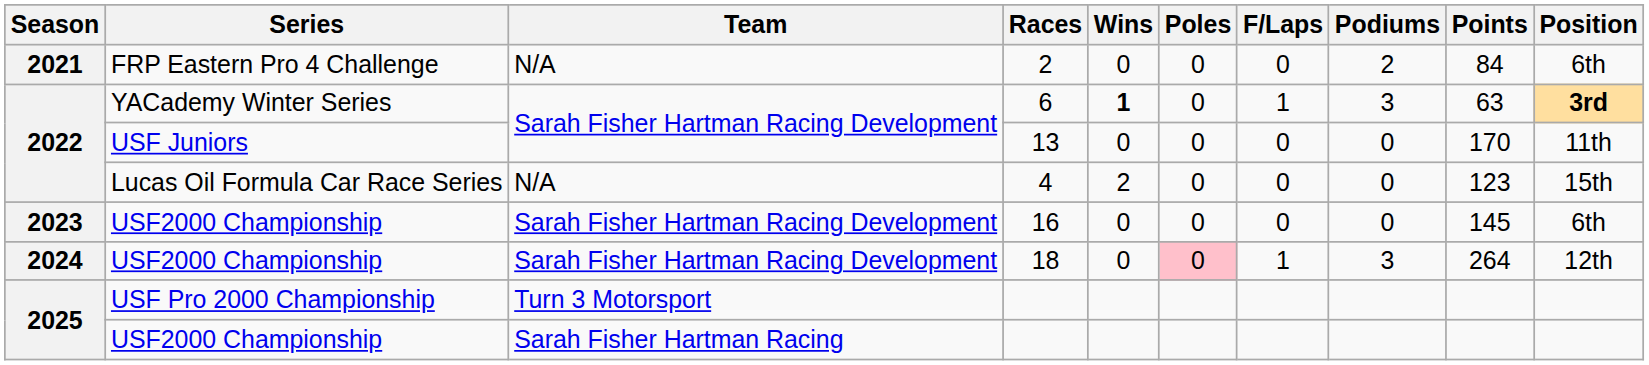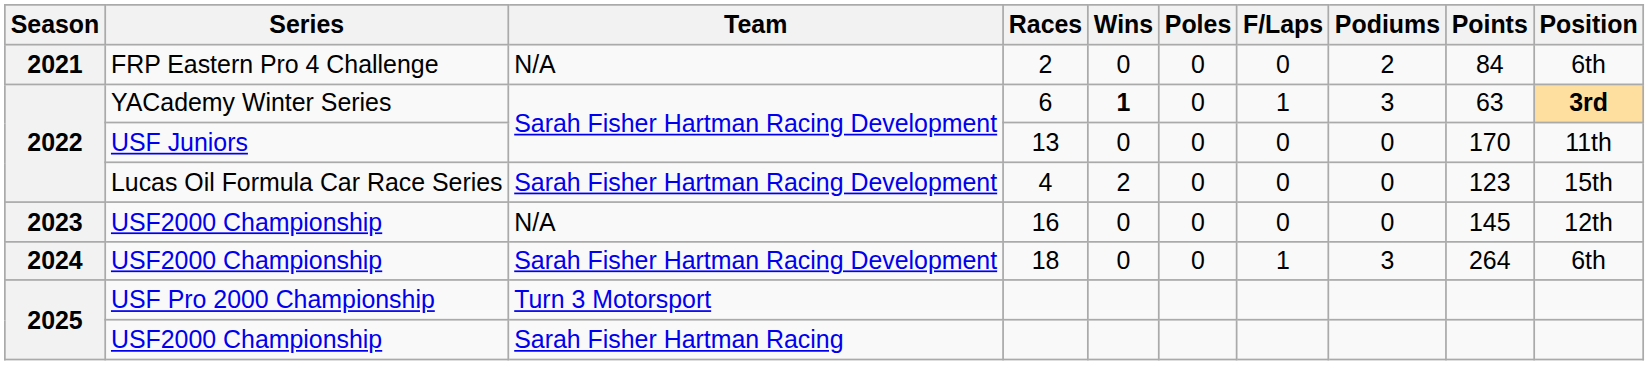(535, 182) N/A -> (756, 182) Sarah Fisher Hartman Racing Development
(756, 222) Sarah Fisher Hartman Racing Development -> (535, 222) N/A
(1589, 222) 6th -> (1589, 222) 12th
(1198, 261) pink background -> (1198, 261) no background
(1589, 261) 12th -> (1589, 261) 6th
